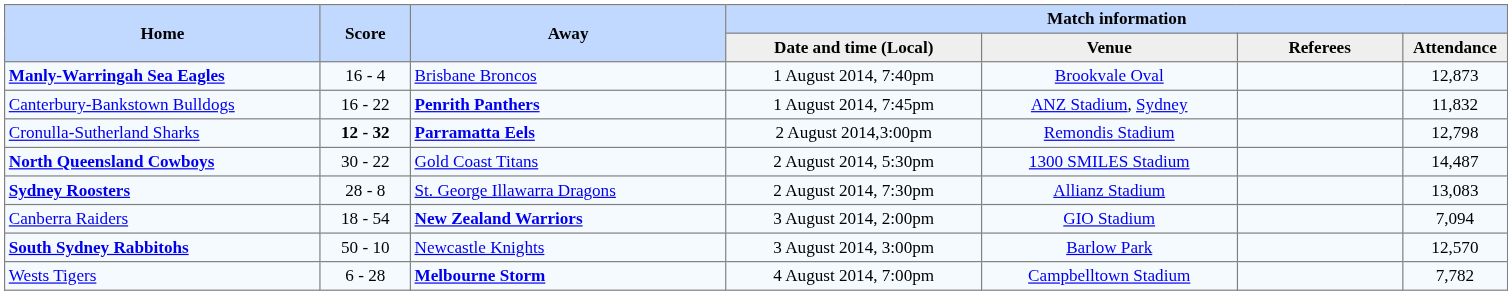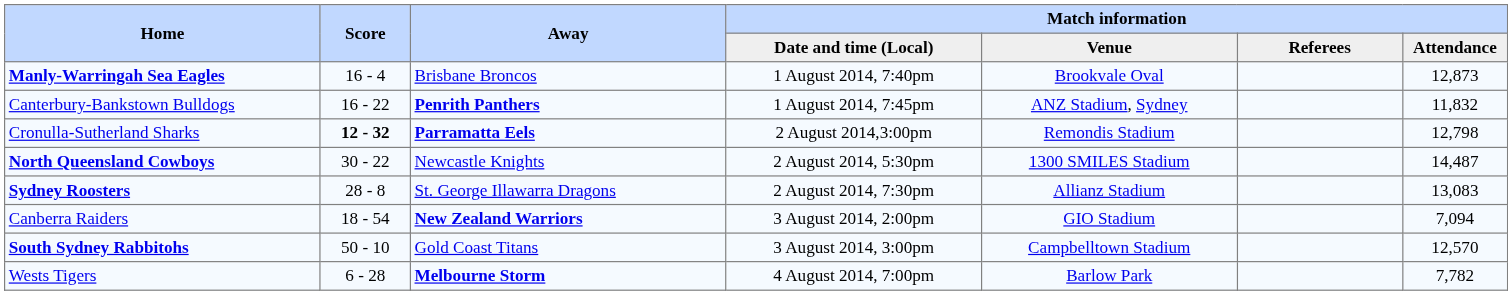(476, 161) Gold Coast Titans -> (479, 161) Newcastle Knights
(479, 247) Newcastle Knights -> (476, 247) Gold Coast Titans
(1109, 247) Barlow Park -> (1109, 247) Campbelltown Stadium
(1109, 275) Campbelltown Stadium -> (1109, 275) Barlow Park
